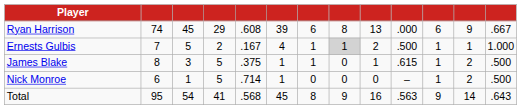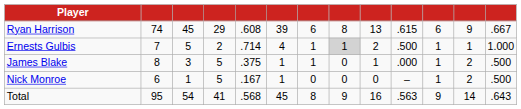(407, 29) .000 -> (407, 29) .615
(251, 46) .167 -> (251, 46) .714
(407, 63) .615 -> (407, 63) .000
(251, 79) .714 -> (251, 79) .167
